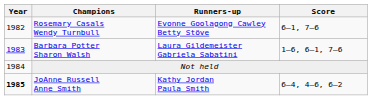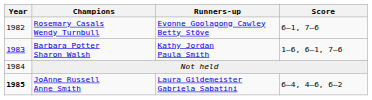(200, 50) Laura Gildemeister Gabriela Sabatini -> (186, 50) Kathy Jordan Paula Smith
(186, 84) Kathy Jordan Paula Smith -> (200, 84) Laura Gildemeister Gabriela Sabatini
